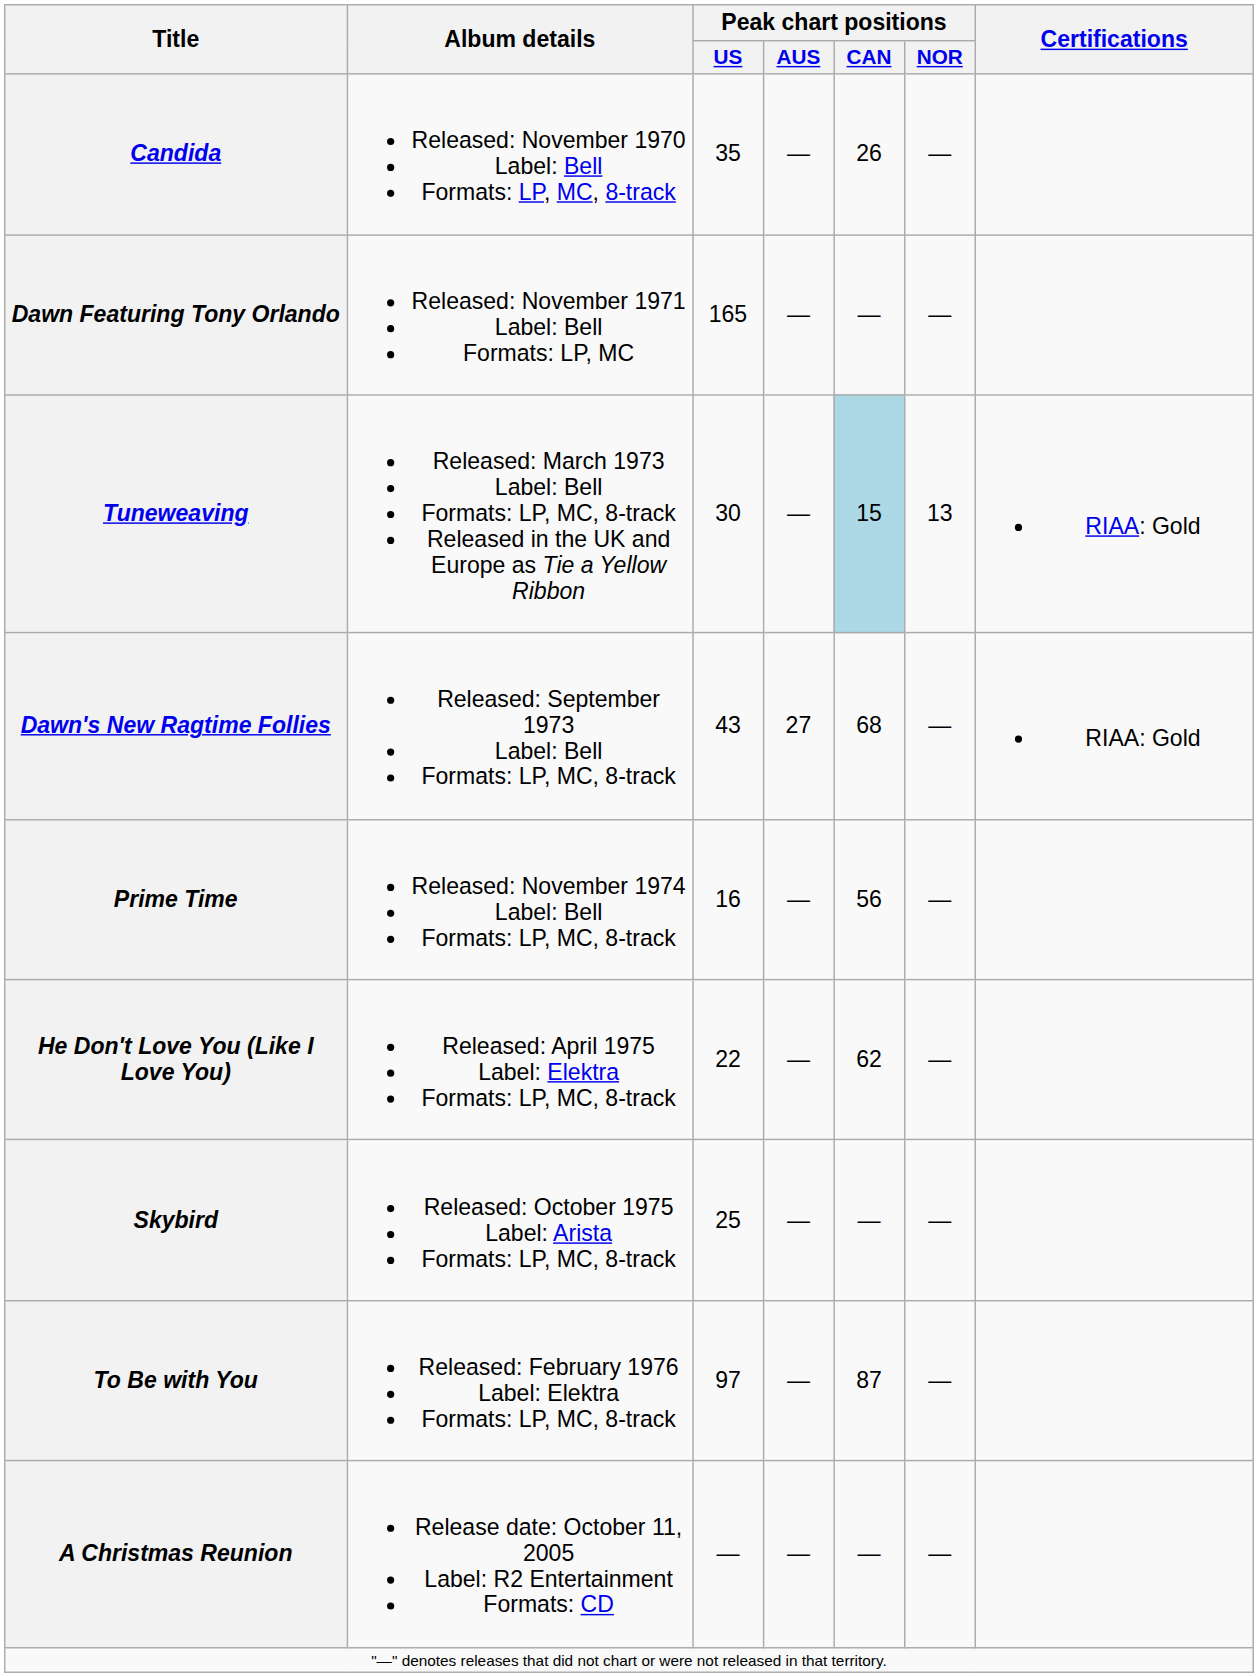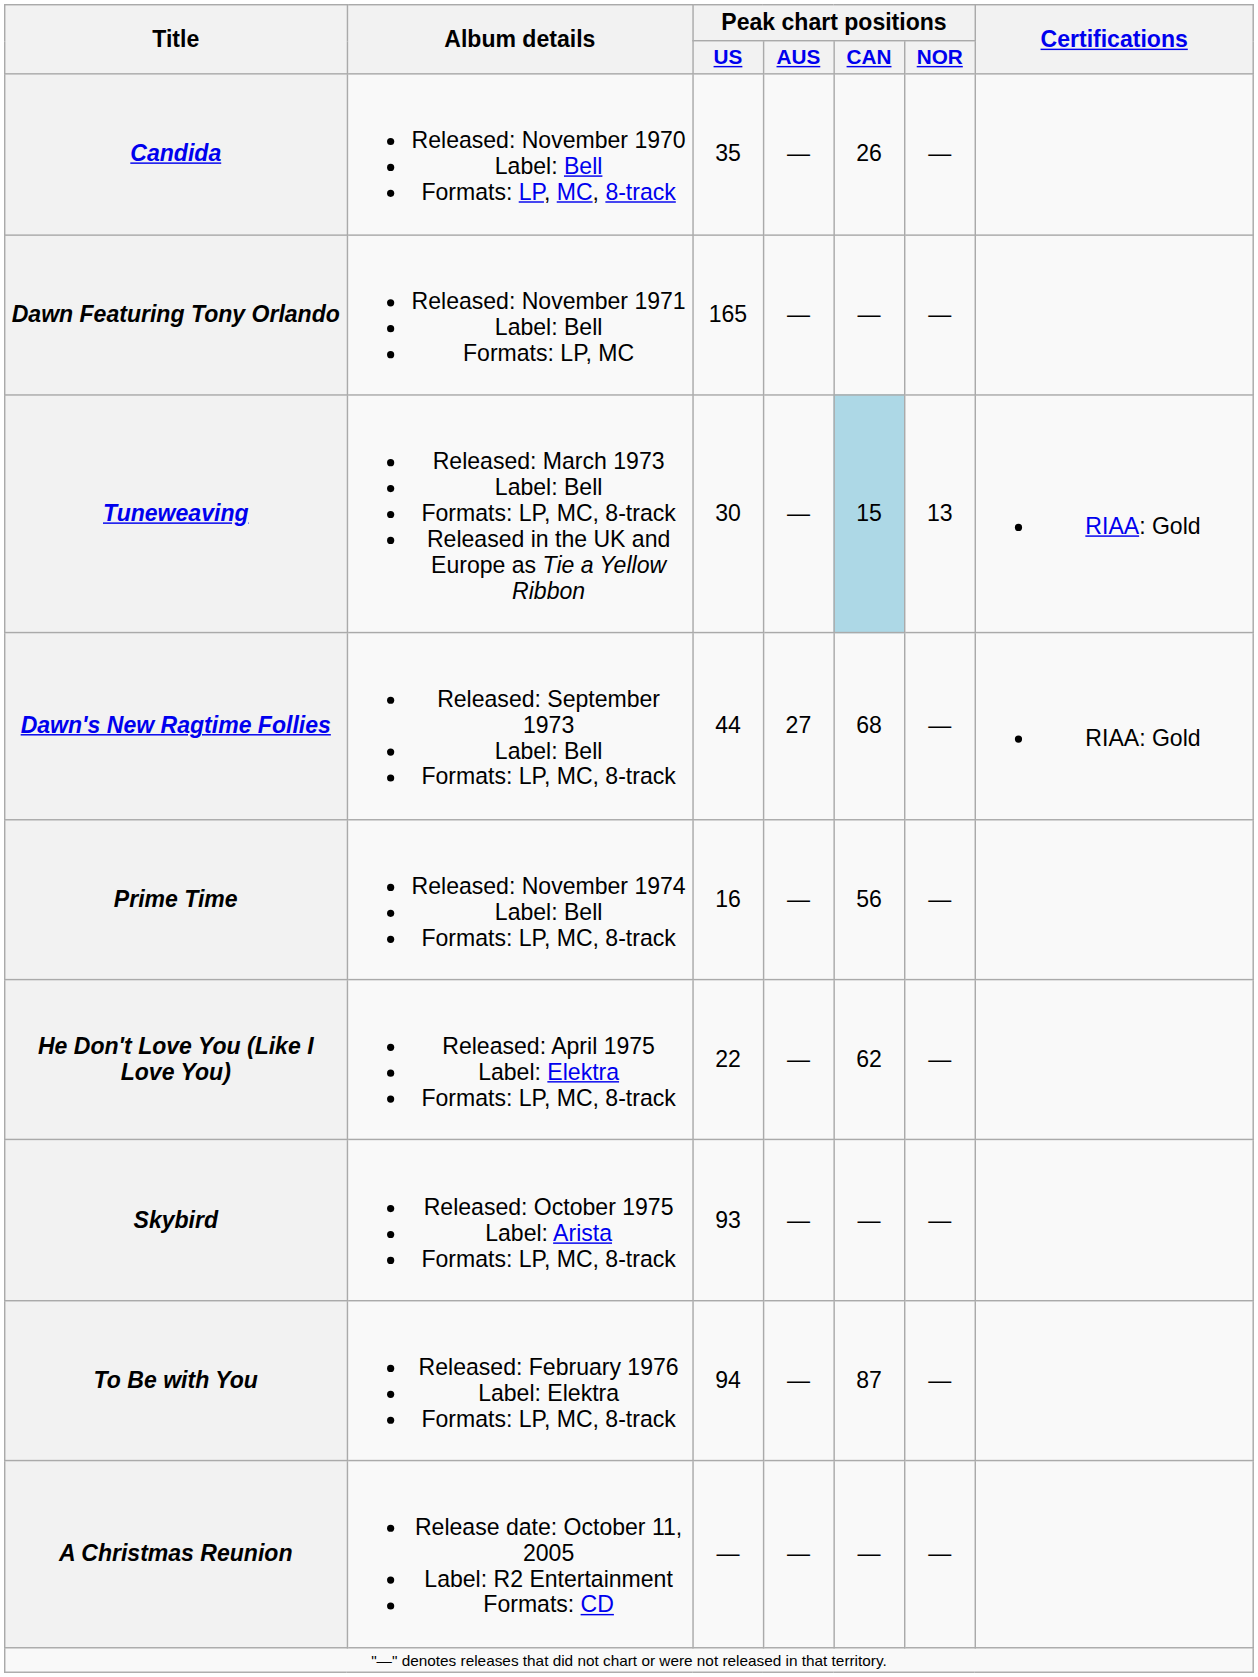(728, 725) 43 -> (728, 725) 44
(728, 1219) 25 -> (728, 1219) 93
(728, 1380) 97 -> (728, 1380) 94
